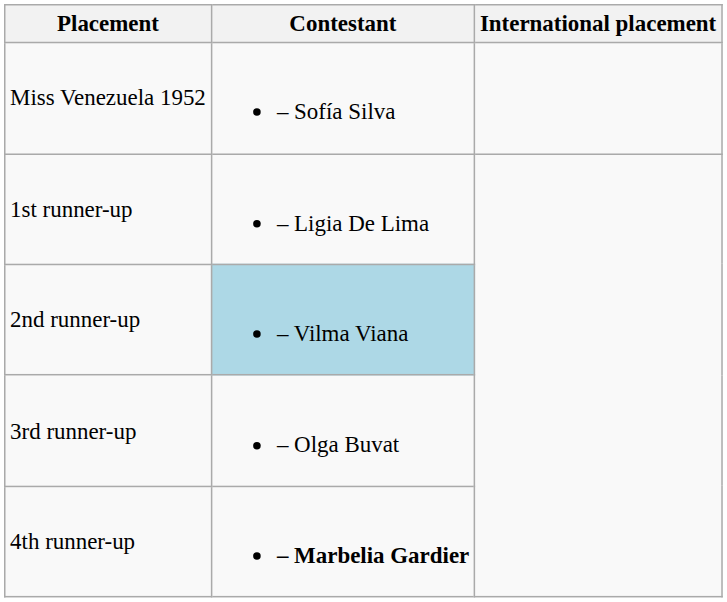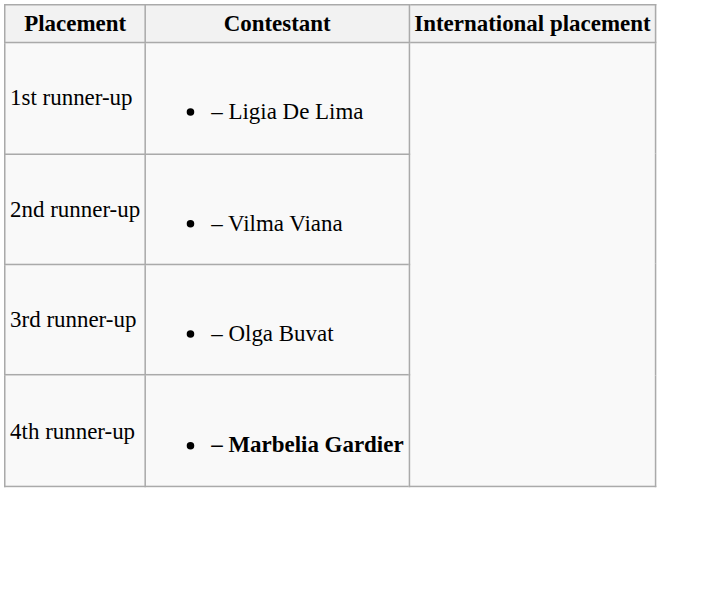- row: (108, 97)
(343, 334) lightblue background -> (277, 223) no background
